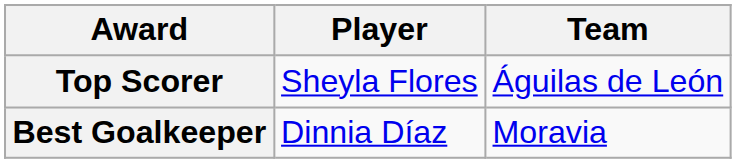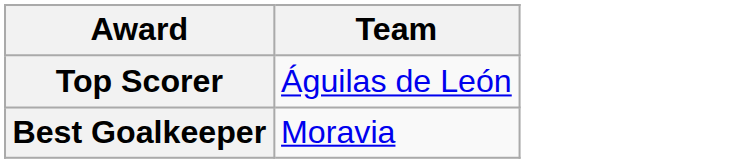- column: (379, 30)
